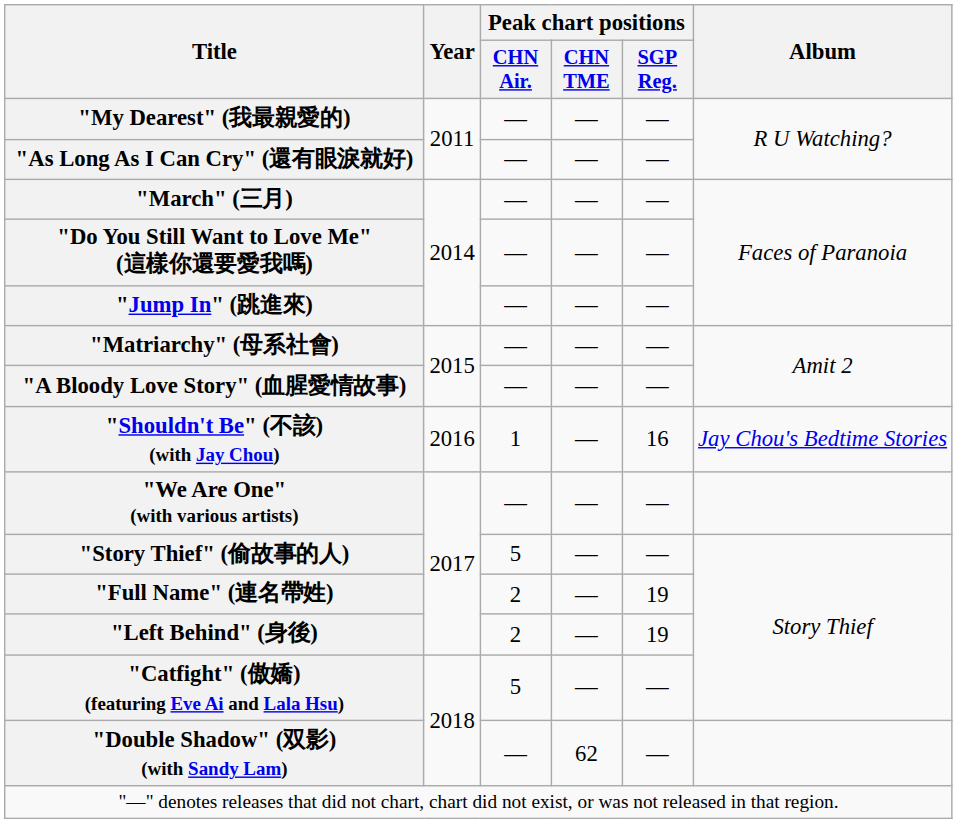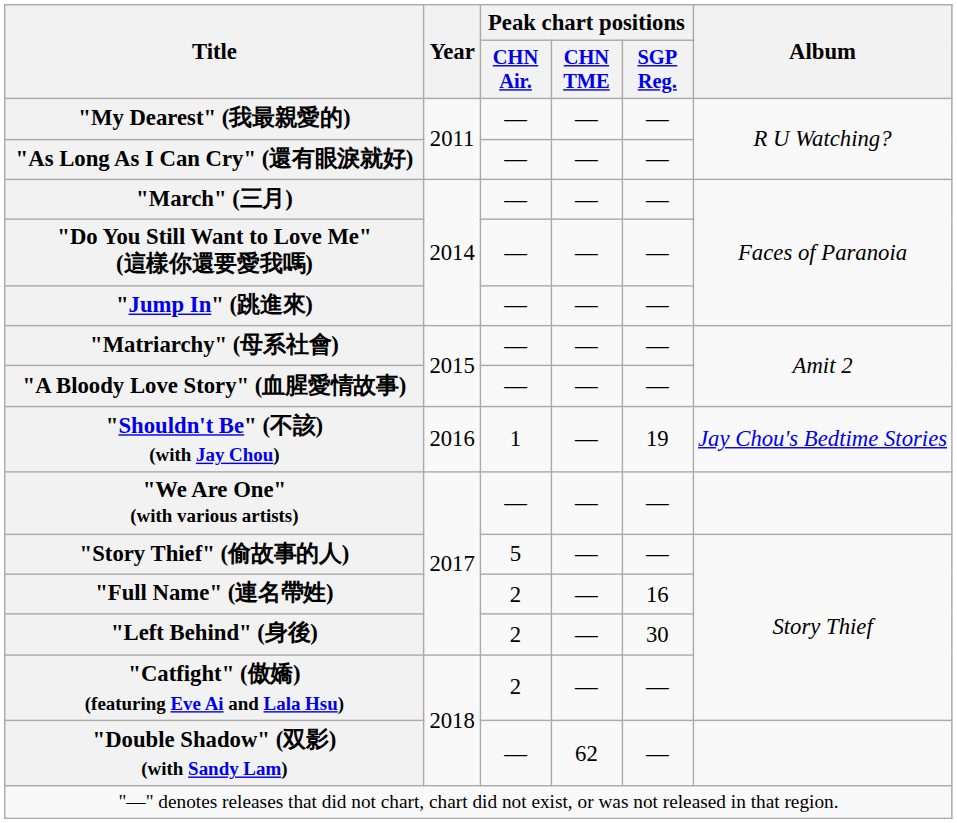(657, 438) 16 -> (657, 438) 19
(657, 593) 19 -> (657, 593) 16
(657, 634) 19 -> (657, 634) 30
(516, 687) 5 -> (516, 687) 2
